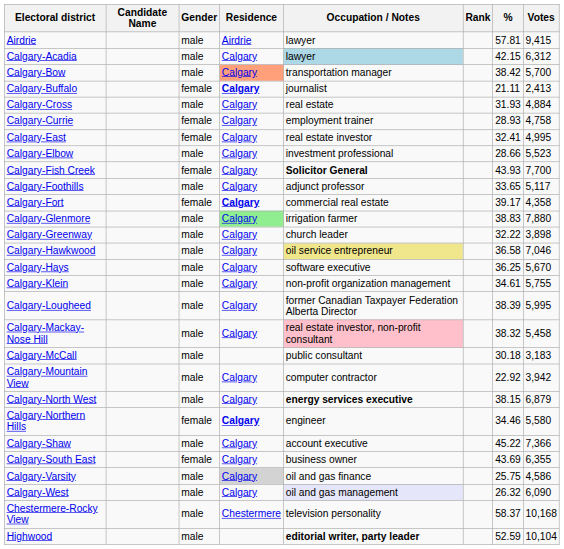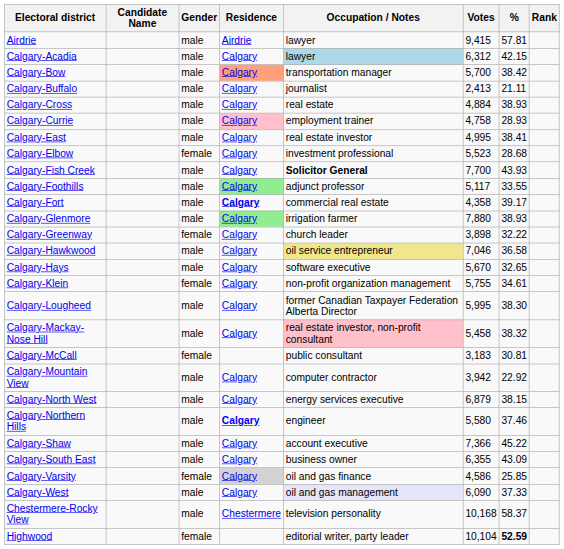columns swapped: (541, 18) <-> (478, 18)
(197, 89) female -> (192, 89) male
(241, 89) bold -> (239, 89) normal
(508, 105) 31.93 -> (514, 105) 38.93
(197, 121) female -> (192, 121) male
(239, 121) no background -> (239, 121) pink background
(197, 137) female -> (192, 137) male
(508, 137) 32.41 -> (514, 137) 38.41
(192, 154) male -> (197, 154) female
(508, 154) 28.66 -> (514, 154) 28.68
(197, 170) female -> (192, 170) male
(239, 186) no background -> (239, 186) lightgreen background
(508, 186) 33.65 -> (514, 186) 33.55
(197, 202) female -> (192, 202) male
(508, 219) 38.83 -> (514, 219) 38.93
(192, 235) male -> (197, 235) female
(508, 267) 36.25 -> (514, 267) 32.65
(192, 283) male -> (197, 283) female
(508, 305) 38.39 -> (514, 305) 38.30
(192, 355) male -> (197, 355) female
(508, 355) 30.18 -> (514, 355) 30.81
(349, 399) bold -> (345, 399) normal
(197, 421) female -> (192, 421) male
(508, 421) 34.46 -> (514, 421) 37.46
(197, 459) female -> (192, 459) male
(508, 459) 43.69 -> (514, 459) 43.09
(192, 476) male -> (197, 476) female
(508, 476) 25.75 -> (514, 476) 25.85
(508, 492) 26.32 -> (514, 492) 37.33
(192, 536) male -> (197, 536) female
(353, 536) bold -> (347, 536) normal
(508, 536) normal -> (514, 536) bold
